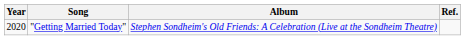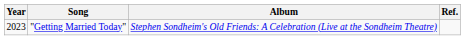(16, 27) 2020 -> (16, 27) 2023
